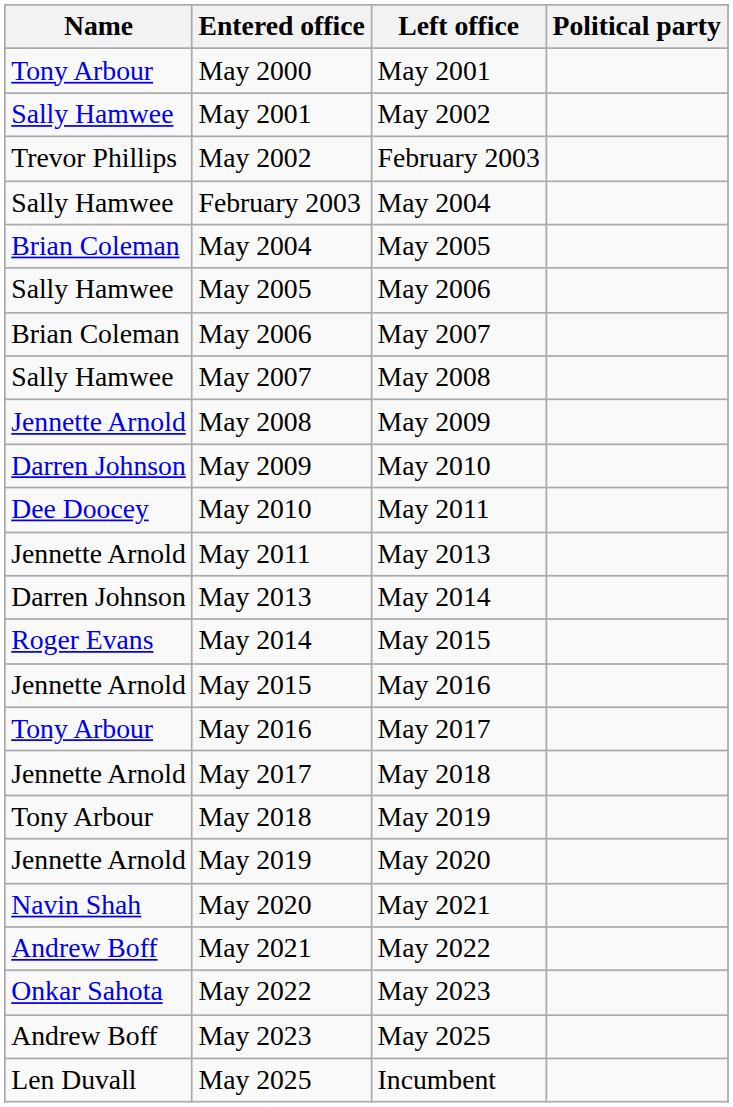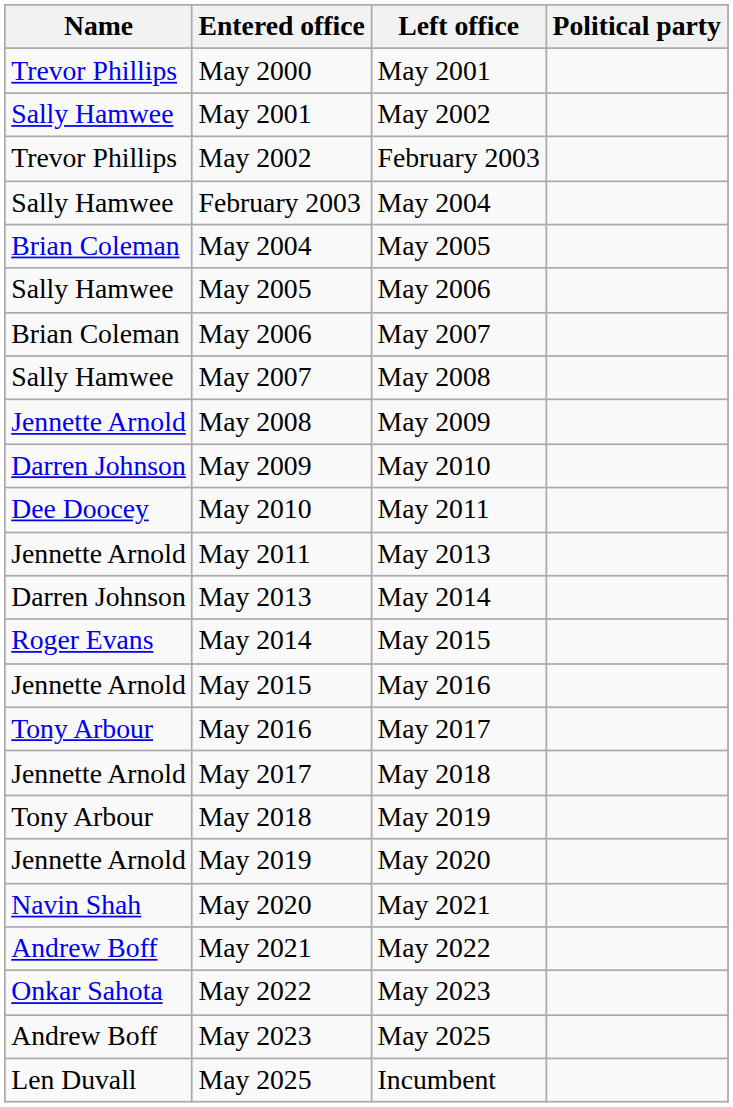(82, 70) Tony Arbour -> (94, 70) Trevor Phillips
